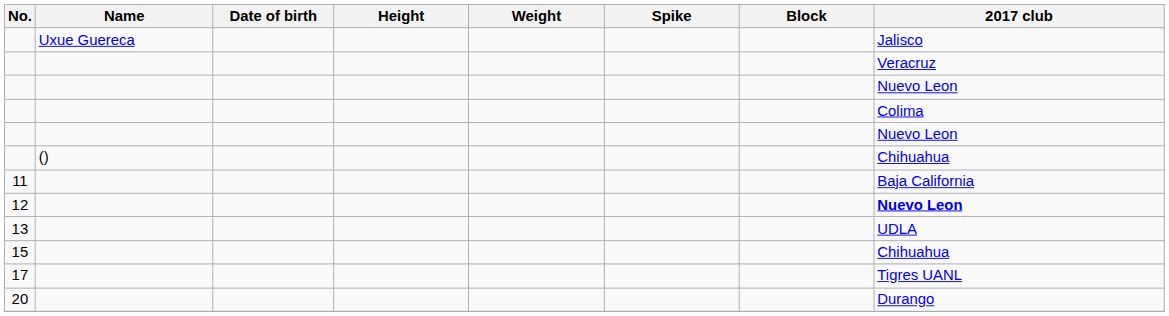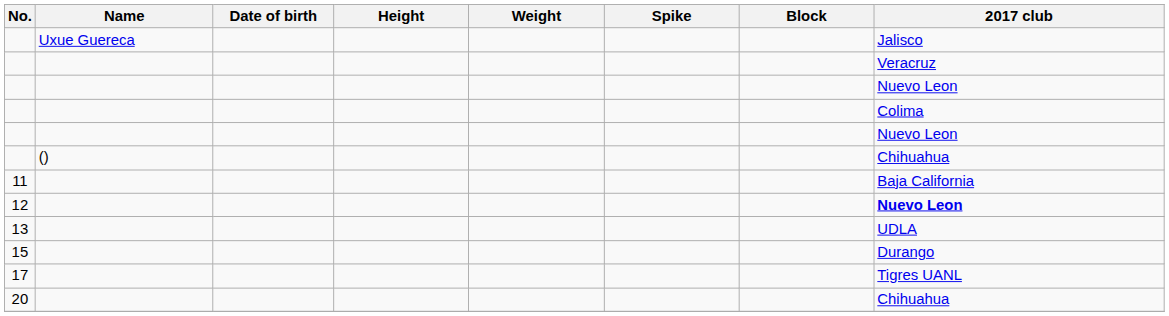(913, 252) Chihuahua -> (906, 252) Durango
(906, 299) Durango -> (913, 299) Chihuahua
